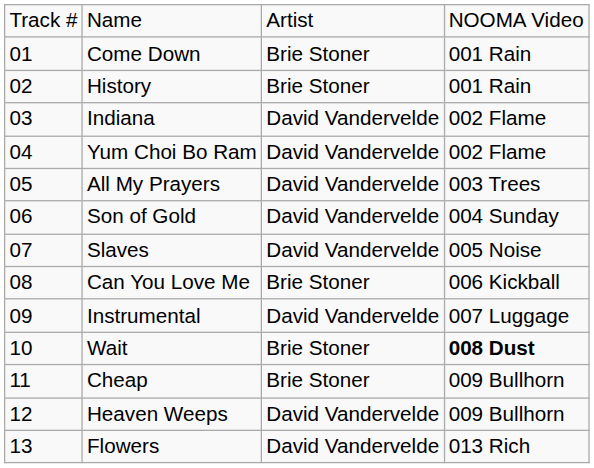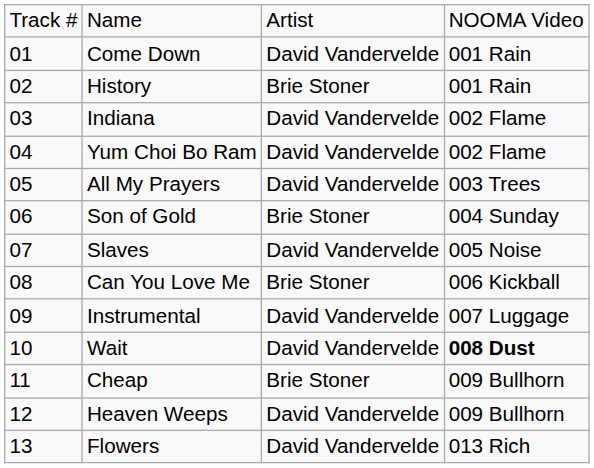(318, 53) Brie Stoner -> (353, 53) David Vandervelde
(353, 217) David Vandervelde -> (318, 217) Brie Stoner
(318, 348) Brie Stoner -> (353, 348) David Vandervelde
